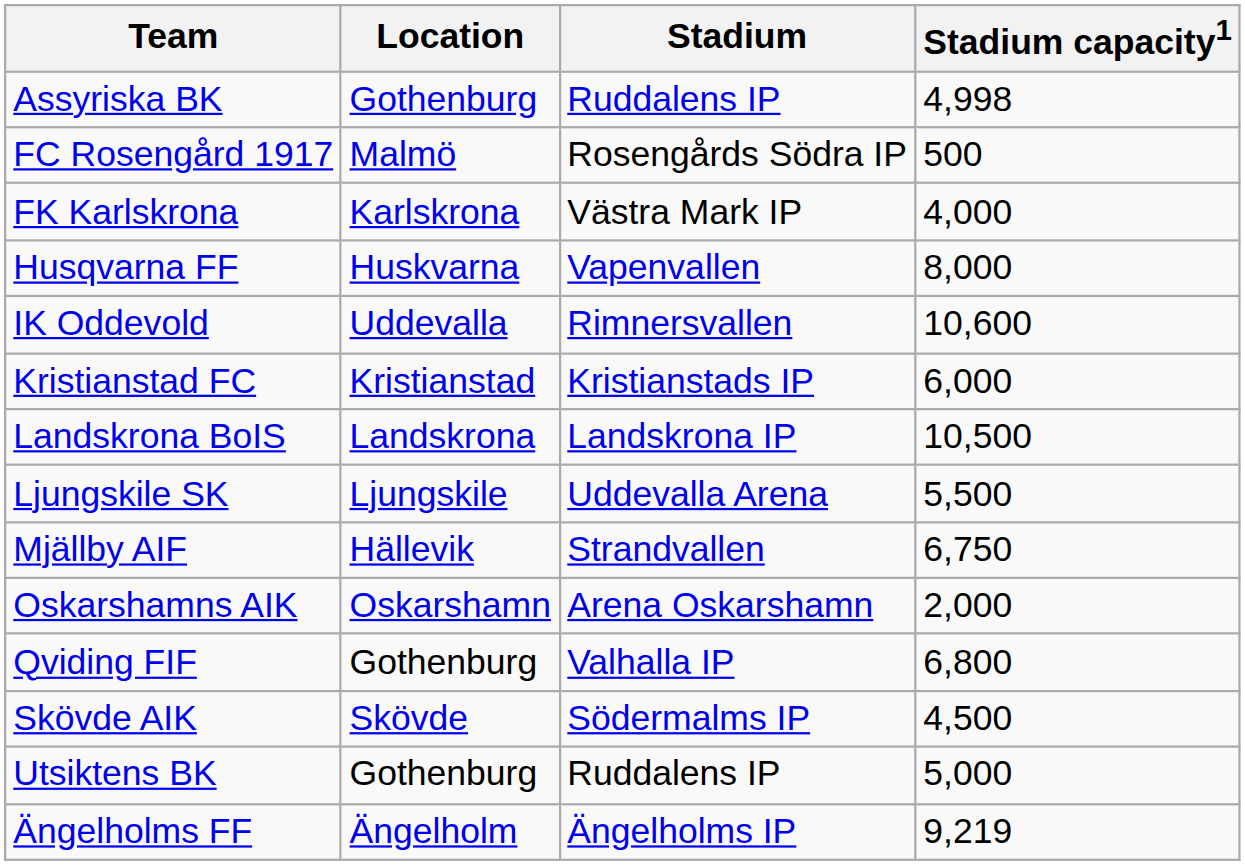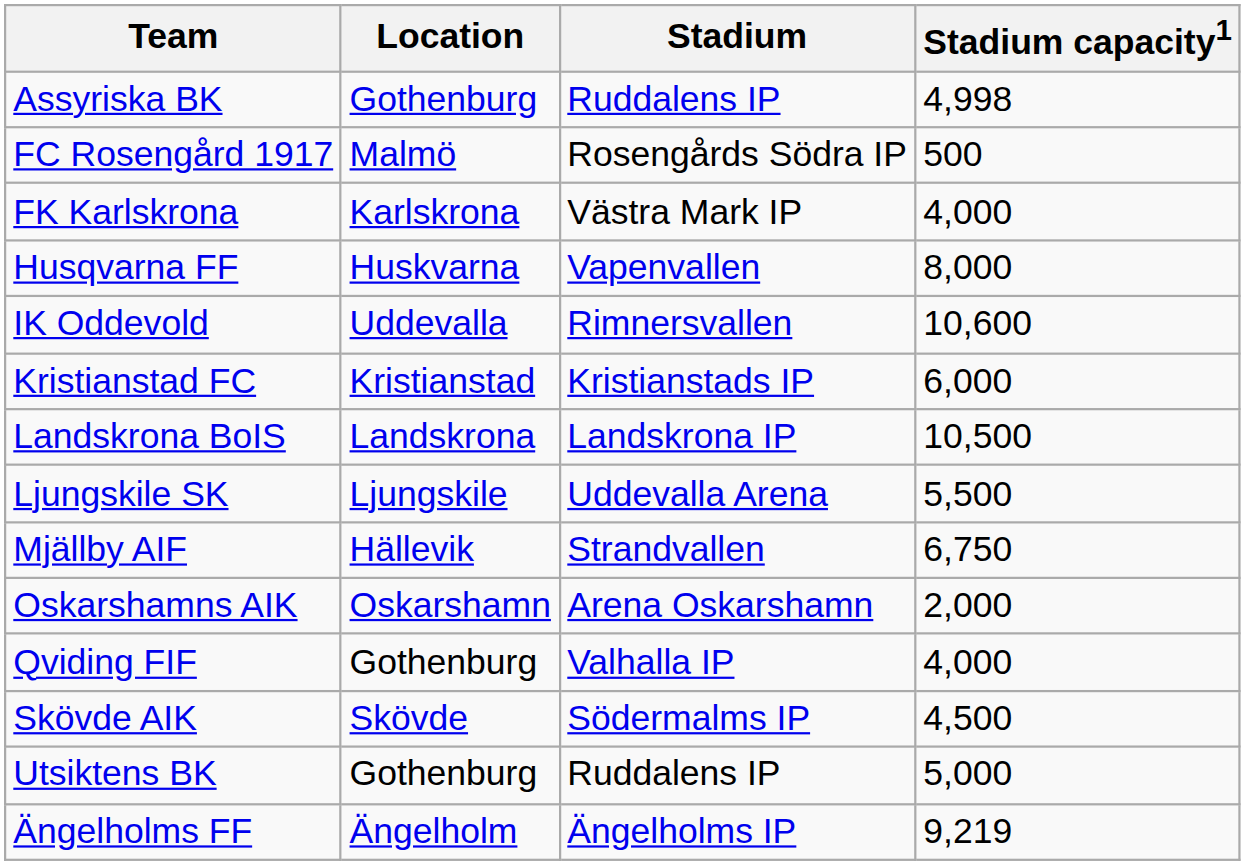(968, 661) 6,800 -> (968, 661) 4,000
